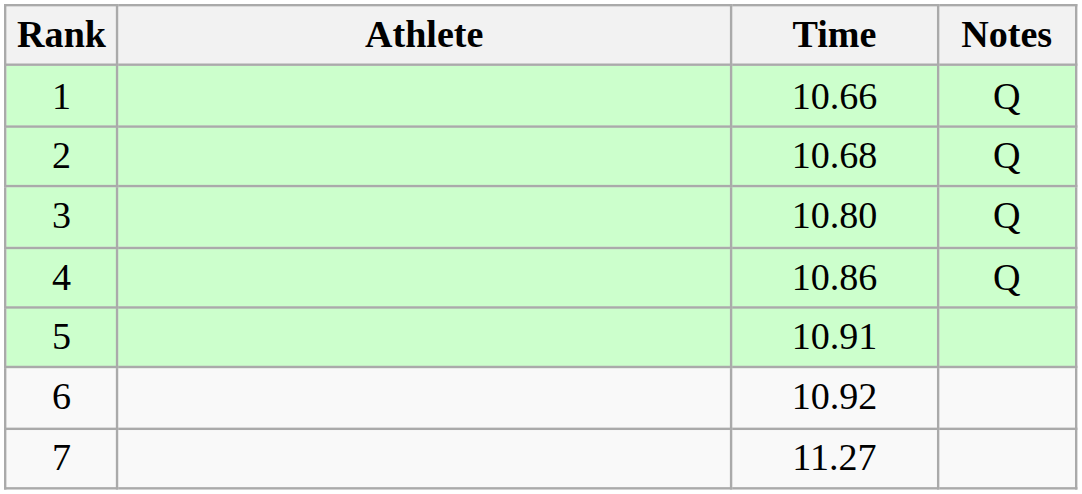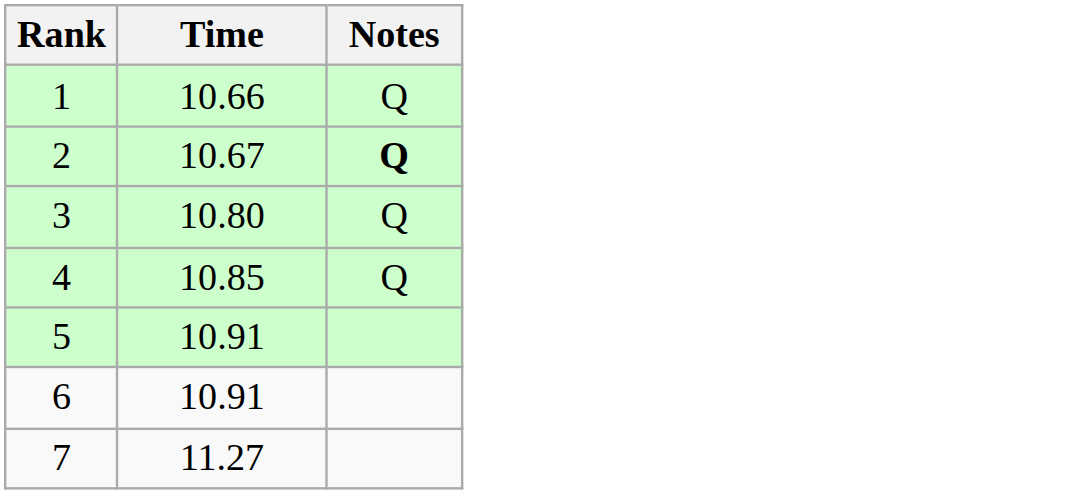- column: (424, 34)
(834, 155) 10.68 -> (222, 155) 10.67
(1007, 155) normal -> (394, 155) bold
(834, 276) 10.86 -> (222, 276) 10.85
(834, 397) 10.92 -> (222, 397) 10.91
